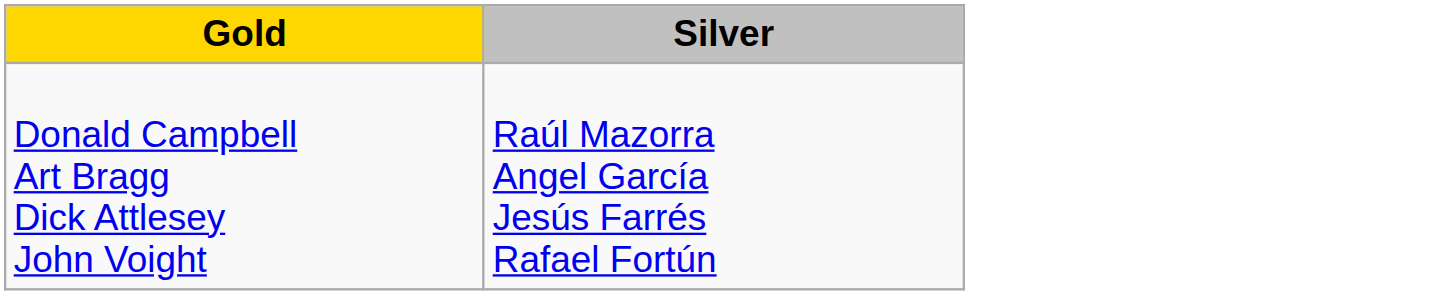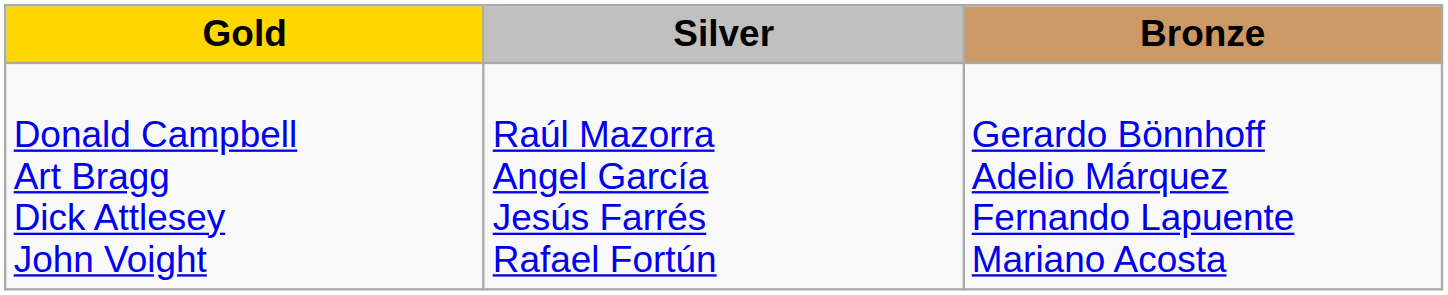+ column: (1203, 33)
